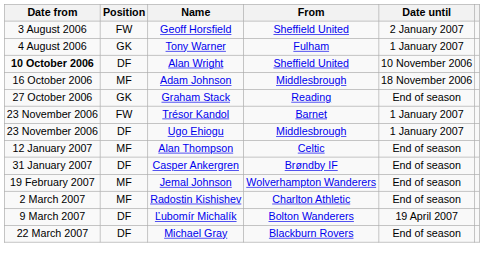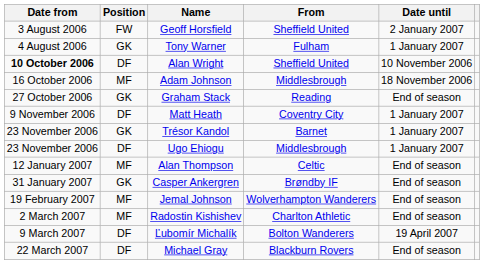+ row: (196, 115)
(124, 115) FW -> (124, 132) GK
(124, 166) DF -> (124, 183) GK
